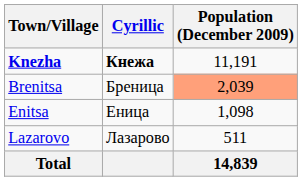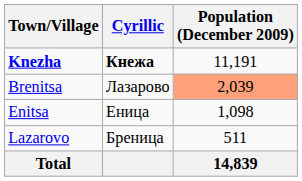(135, 86) Бреница -> (138, 86) Лазарово
(138, 138) Лазарово -> (135, 138) Бреница
